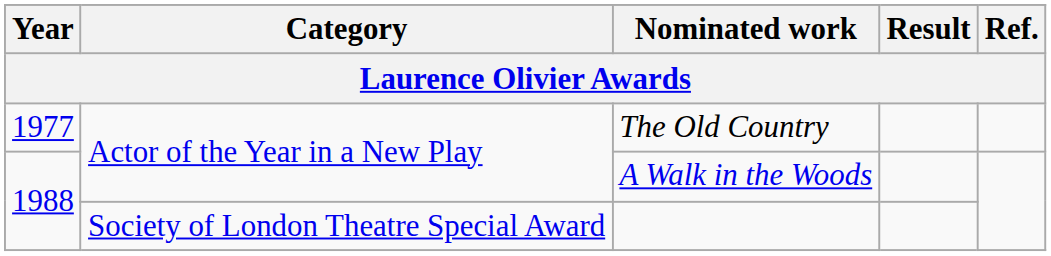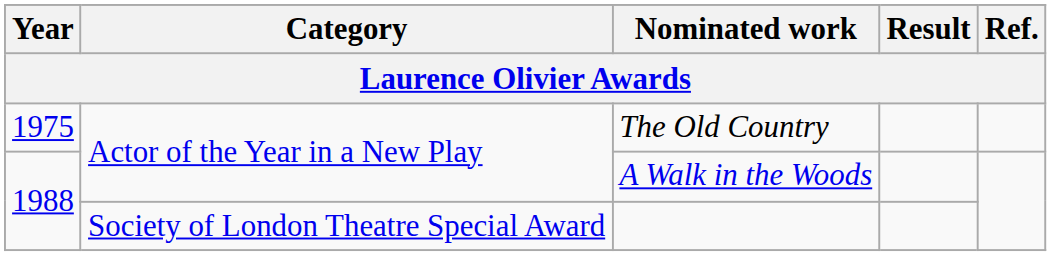(43, 126) 1977 -> (43, 126) 1975
